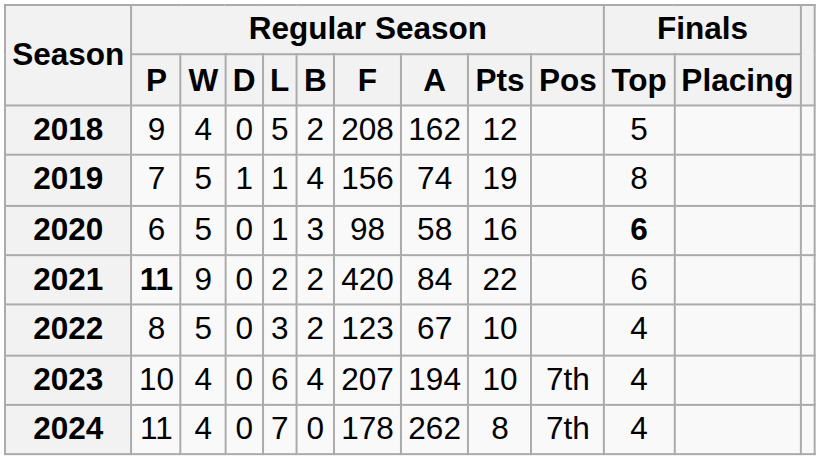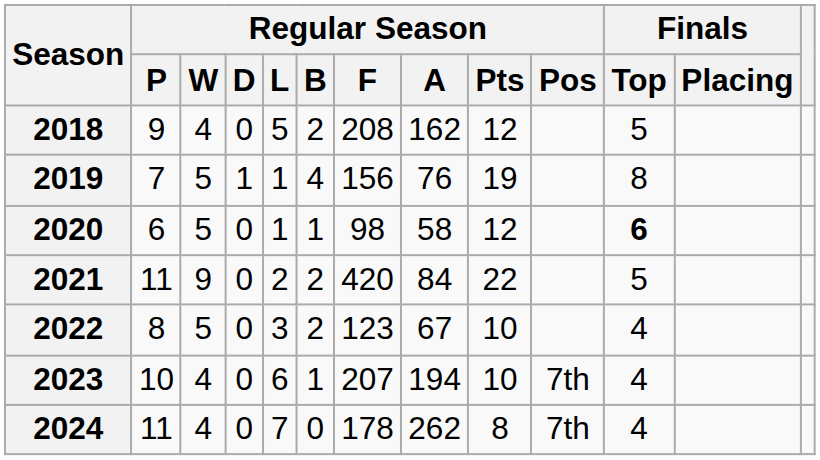(435, 179) 74 -> (435, 179) 76
(315, 229) 3 -> (315, 229) 1
(500, 229) 16 -> (500, 229) 12
(156, 279) bold -> (156, 279) normal
(639, 279) 6 -> (639, 279) 5
(315, 379) 4 -> (315, 379) 1
